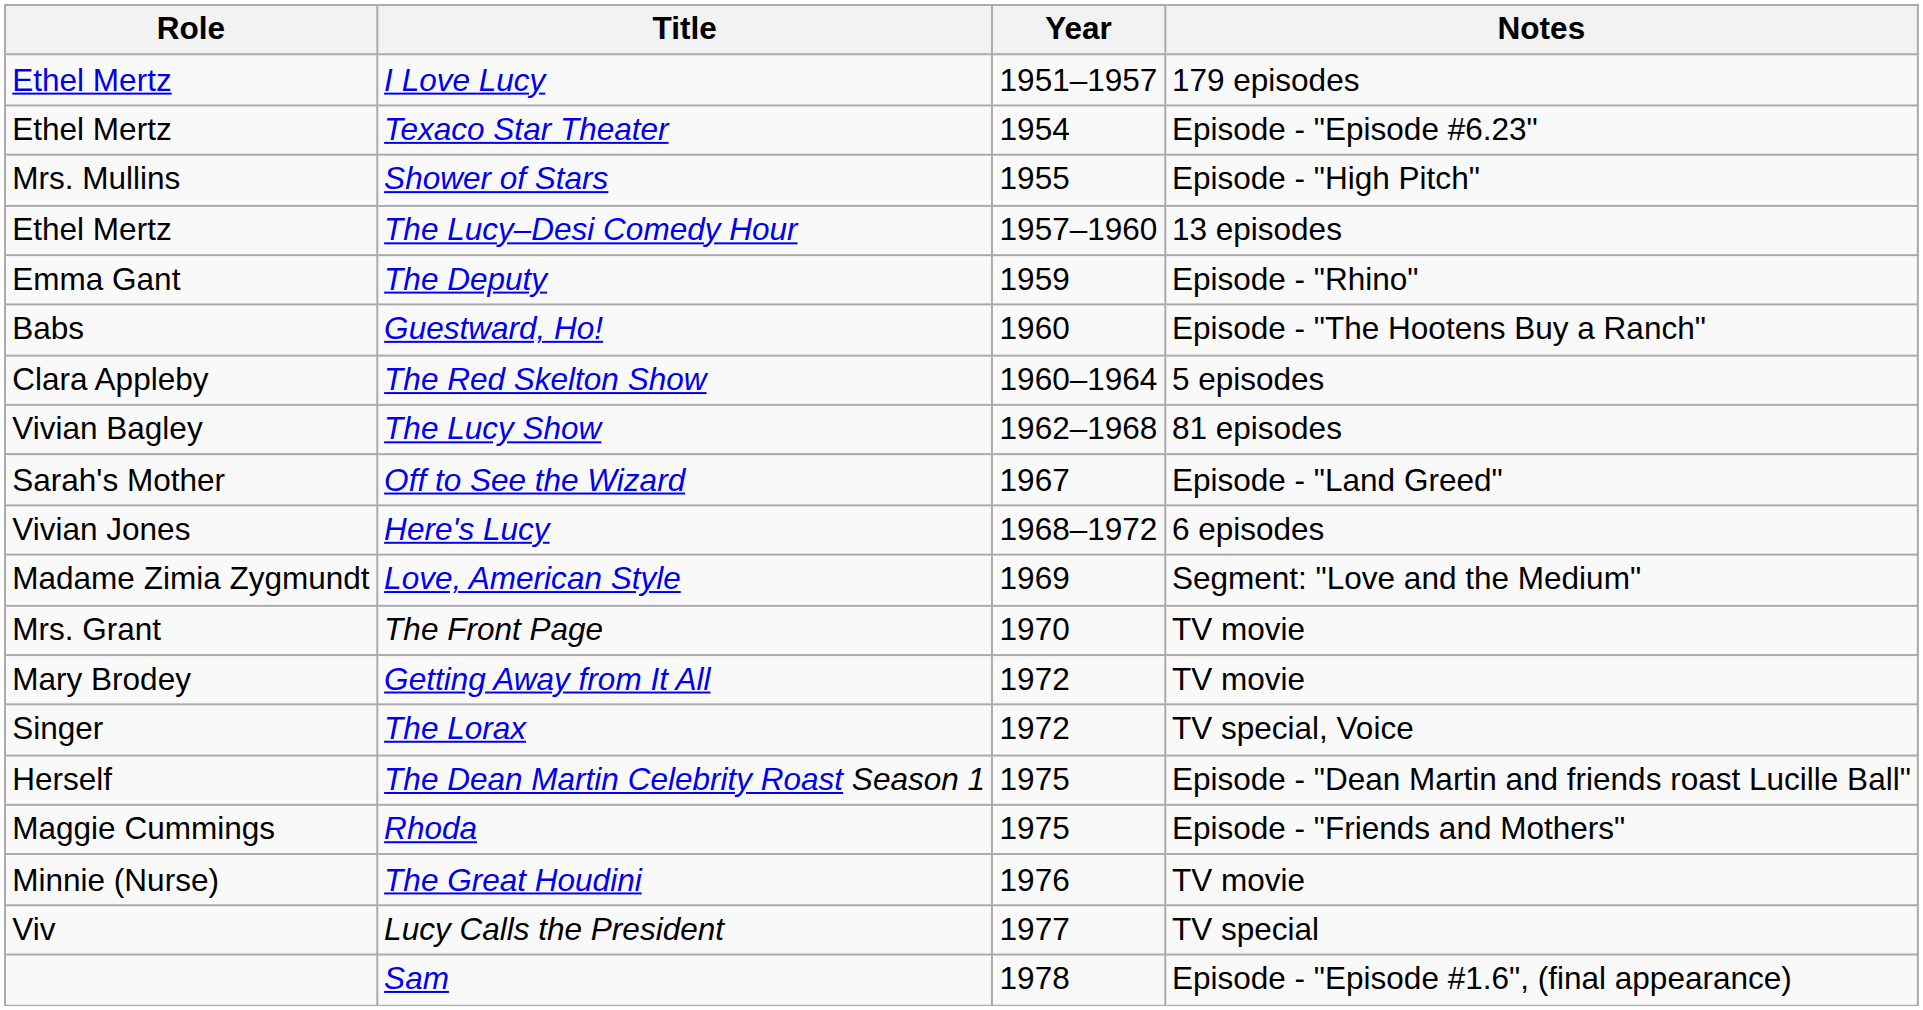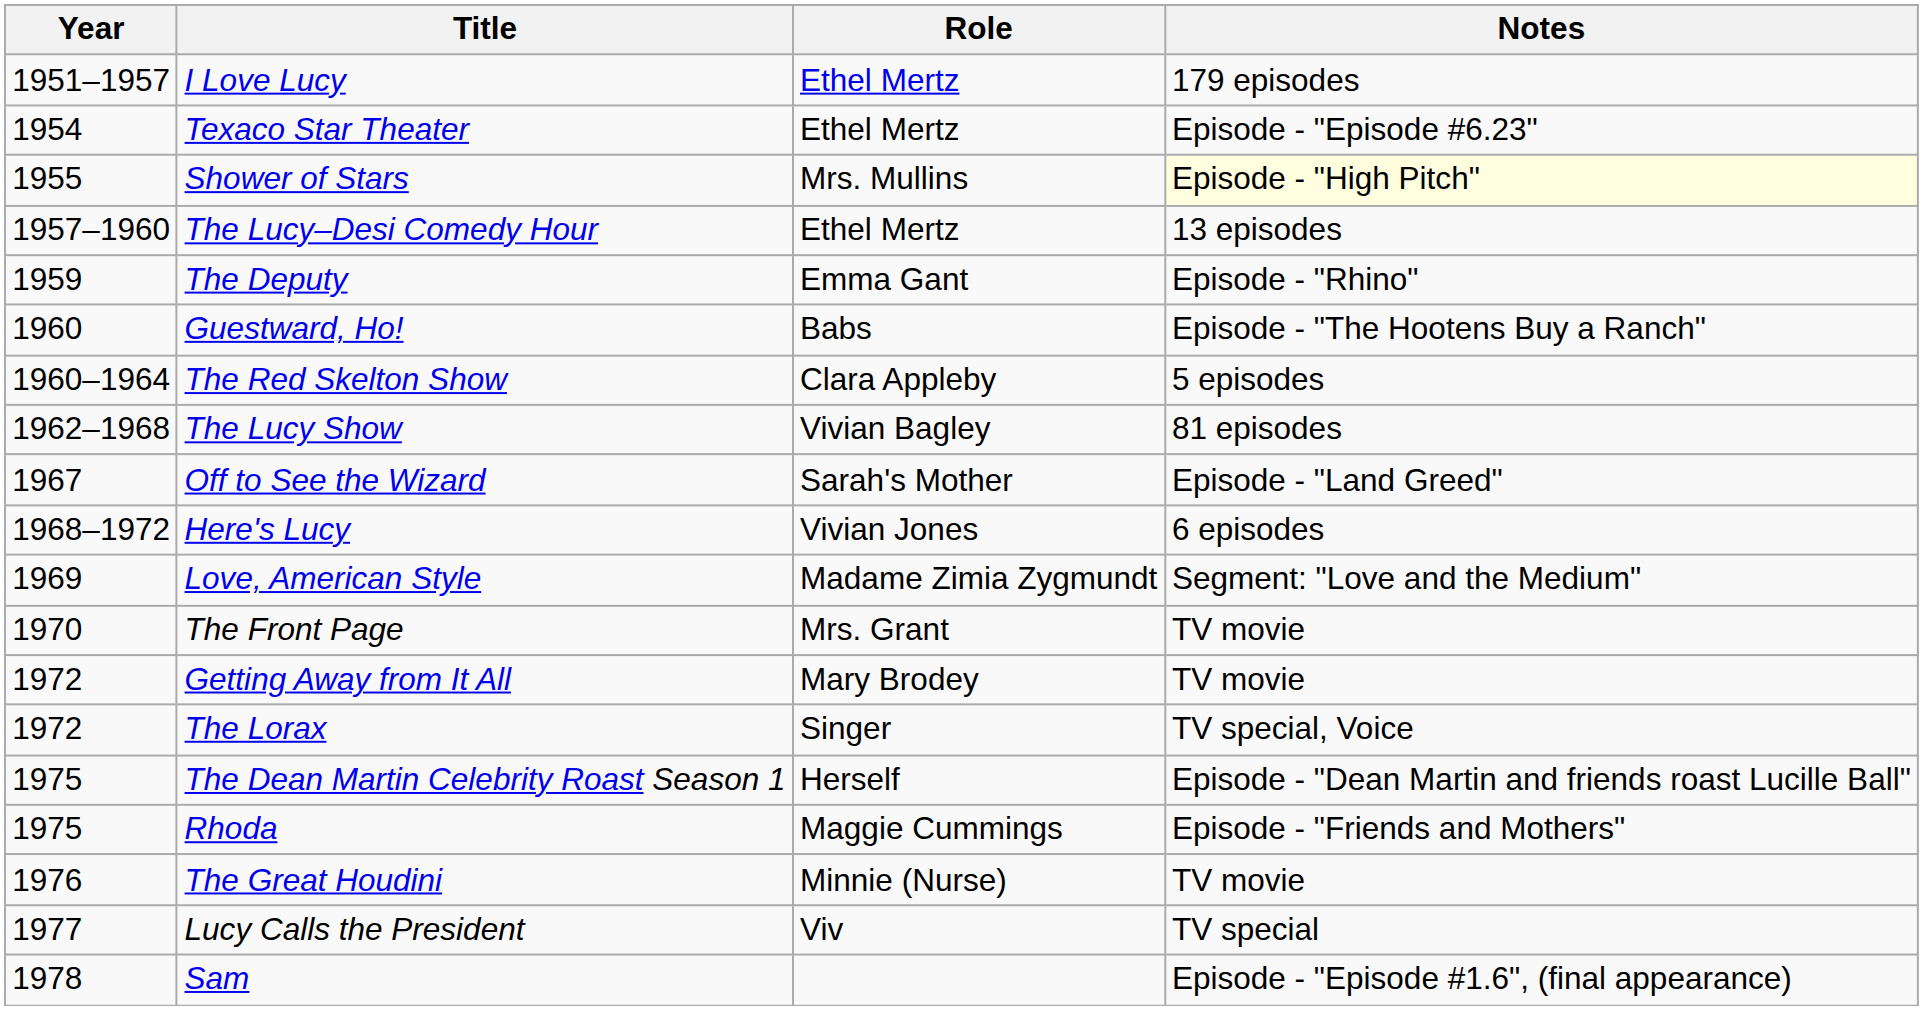columns swapped: (1078, 29) <-> (191, 29)
(1326, 179) no background -> (1326, 179) lightyellow background
